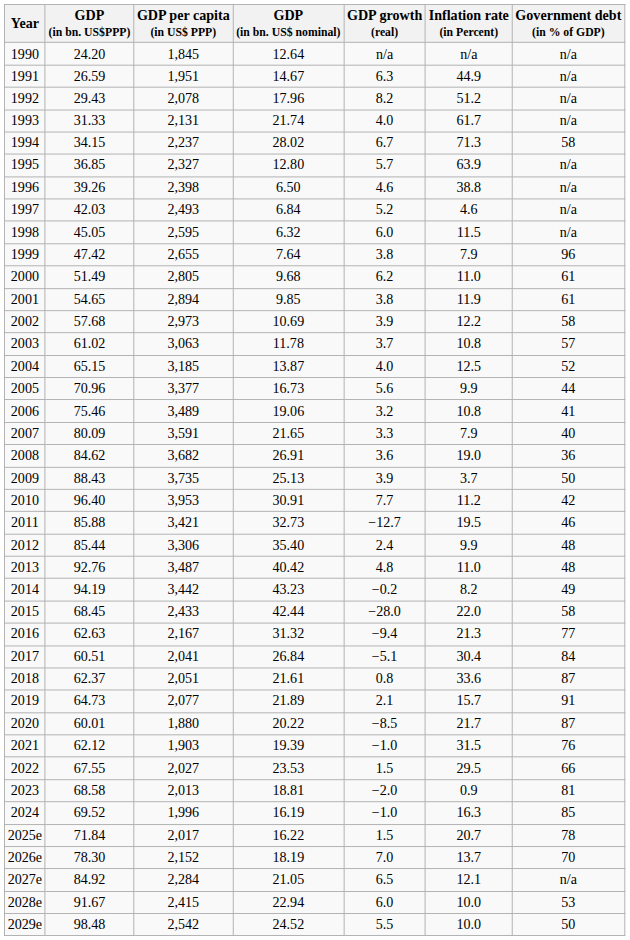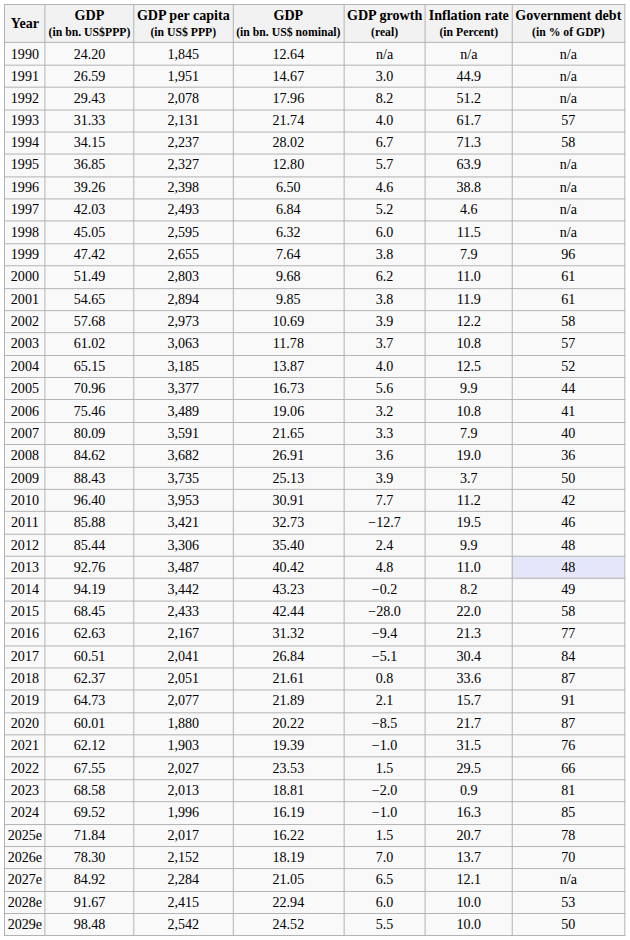(385, 76) 6.3 -> (385, 76) 3.0
(568, 120) n/a -> (568, 120) 57
(183, 277) 2,805 -> (183, 277) 2,803
(568, 567) no background -> (568, 567) lavender background
